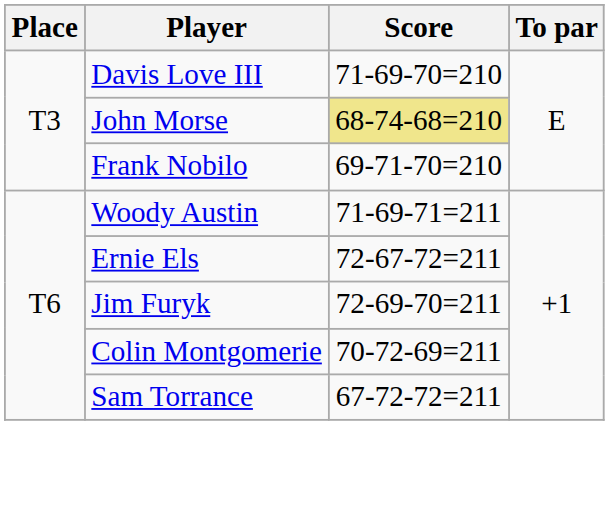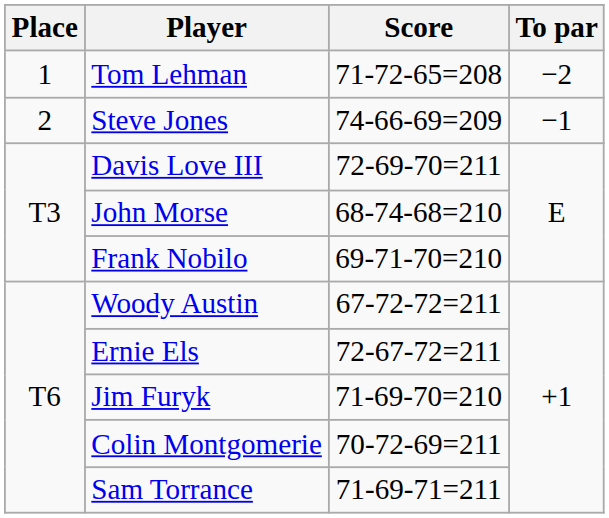+ row: (169, 73)
+ row: (160, 119)
(419, 73) 71-69-70=210 -> (419, 166) 72-69-70=211
(419, 119) khaki background -> (419, 212) no background
(419, 212) 71-69-71=211 -> (419, 304) 67-72-72=211
(419, 304) 72-69-70=211 -> (419, 397) 71-69-70=210
(419, 397) 67-72-72=211 -> (419, 489) 71-69-71=211
